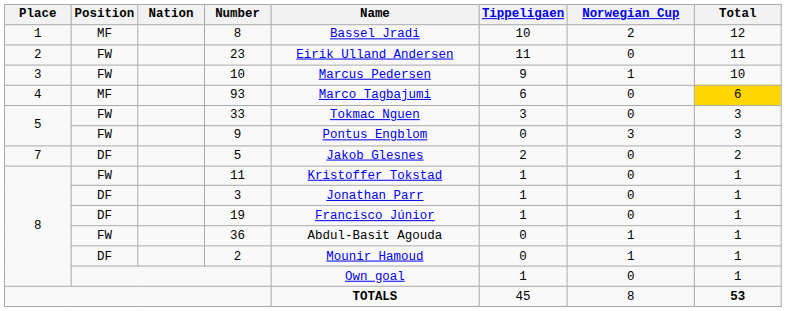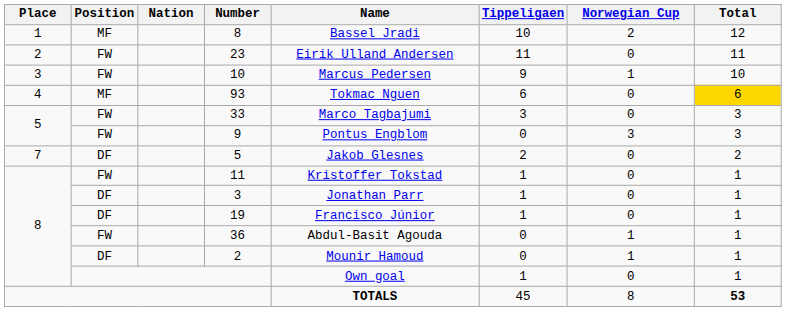(375, 95) Marco Tagbajumi -> (375, 95) Tokmac Nguen
(375, 116) Tokmac Nguen -> (375, 116) Marco Tagbajumi
